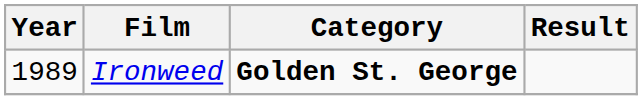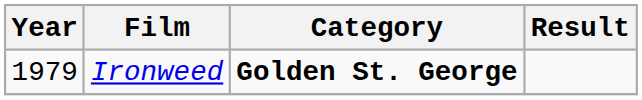(45, 72) 1989 -> (45, 72) 1979
